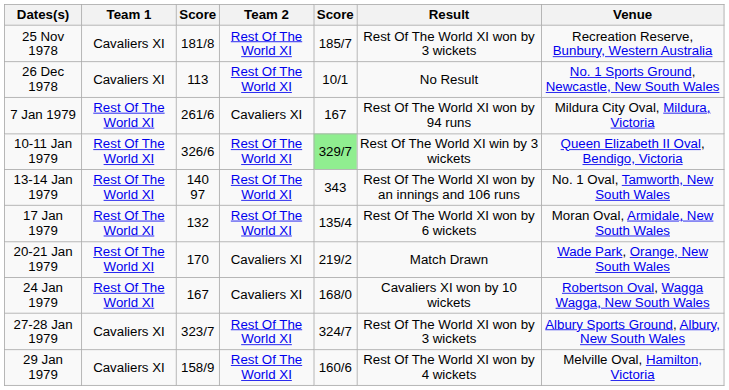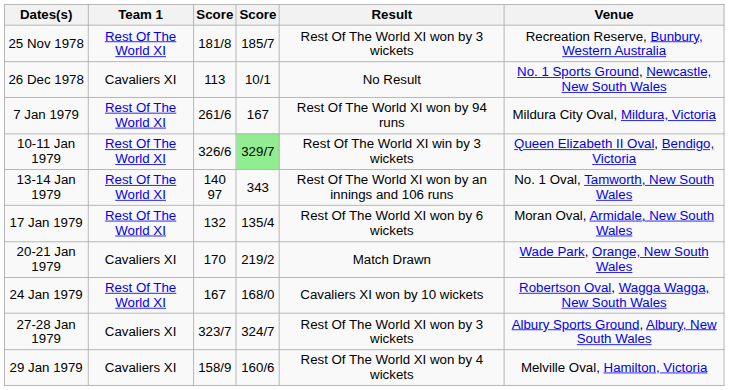- column: (267, 15)
(129, 43) Cavaliers XI -> (141, 43) Rest Of The World XI
(129, 259) Rest Of The World XI -> (141, 259) Cavaliers XI
